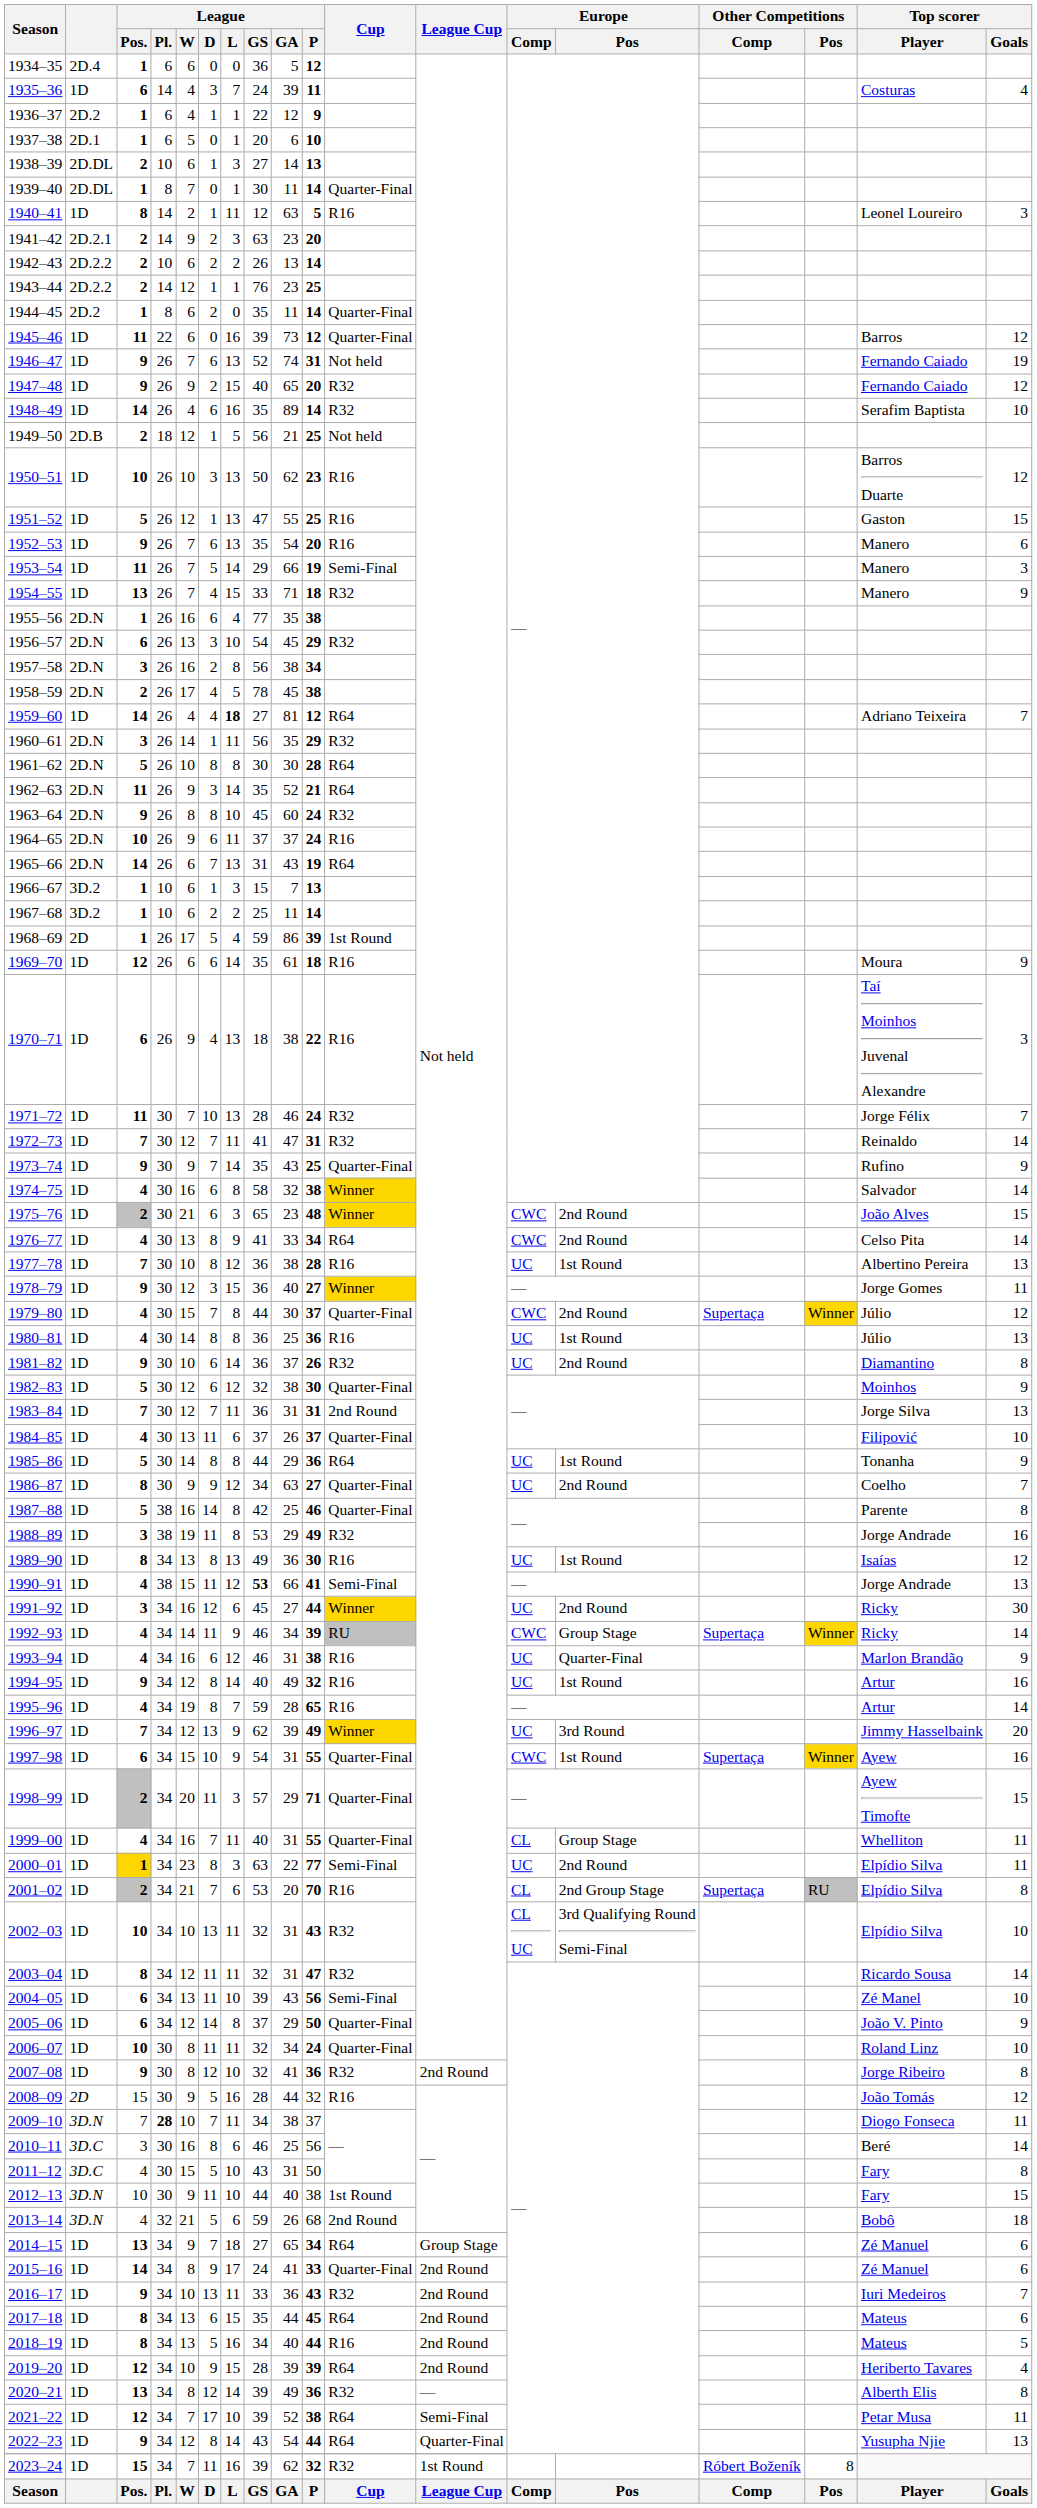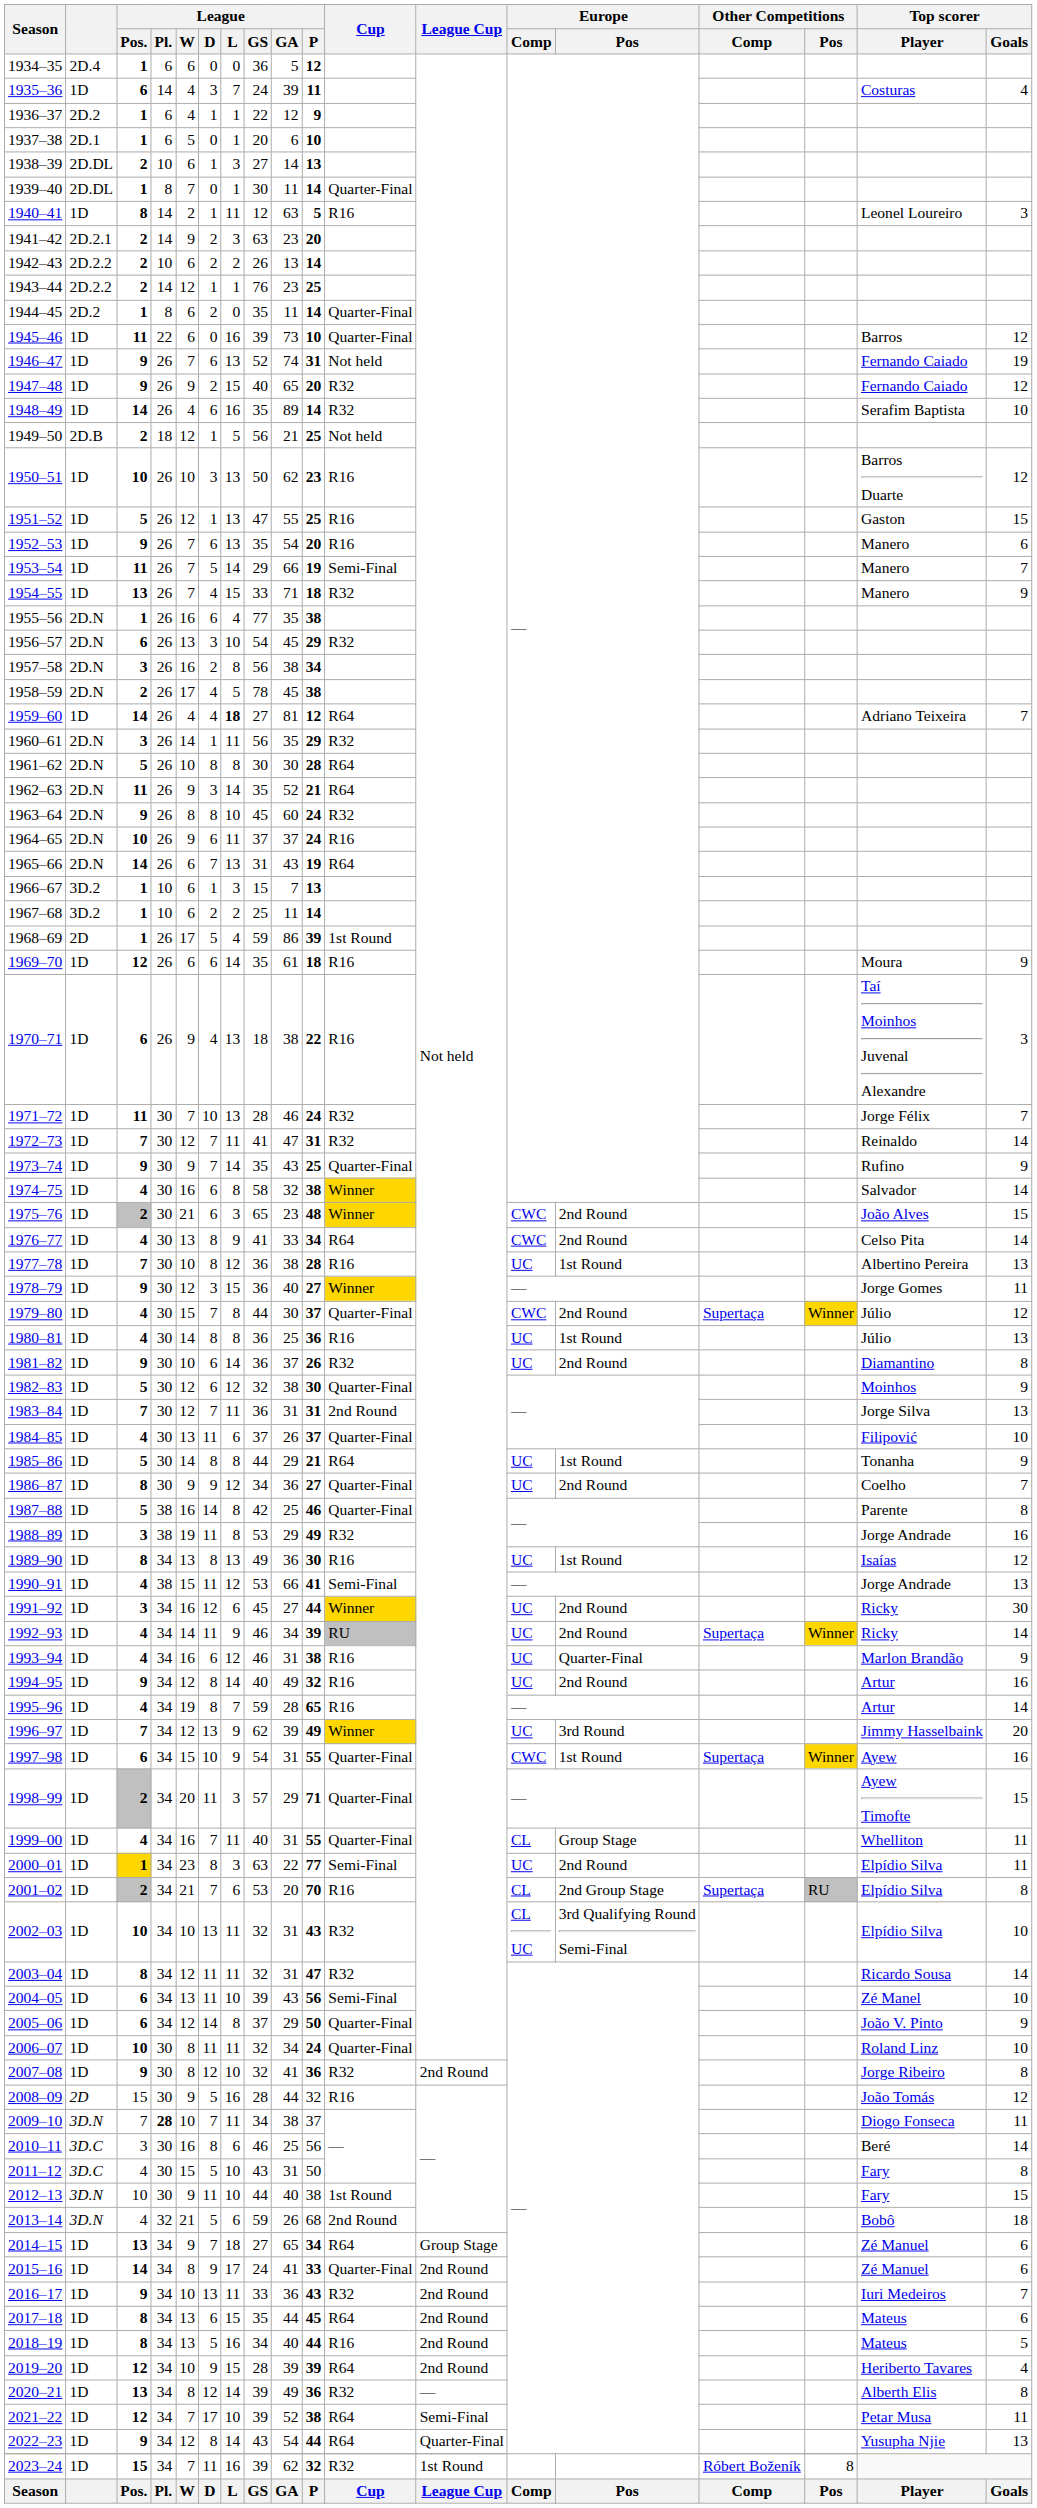(313, 336) 12 -> (313, 336) 10
(1024, 568) 3 -> (1024, 568) 7
(313, 1461) 36 -> (313, 1461) 21
(291, 1485) 63 -> (291, 1485) 36
(260, 1584) bold -> (260, 1584) normal
(529, 1633) CWC -> (522, 1633) UC
(598, 1633) Group Stage -> (593, 1633) 2nd Round
(590, 1682) 1st Round -> (593, 1682) 2nd Round
